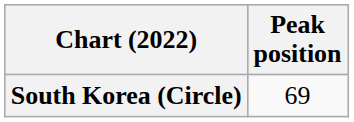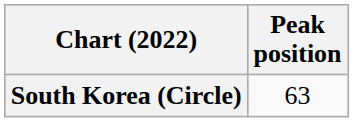(298, 95) 69 -> (298, 95) 63
